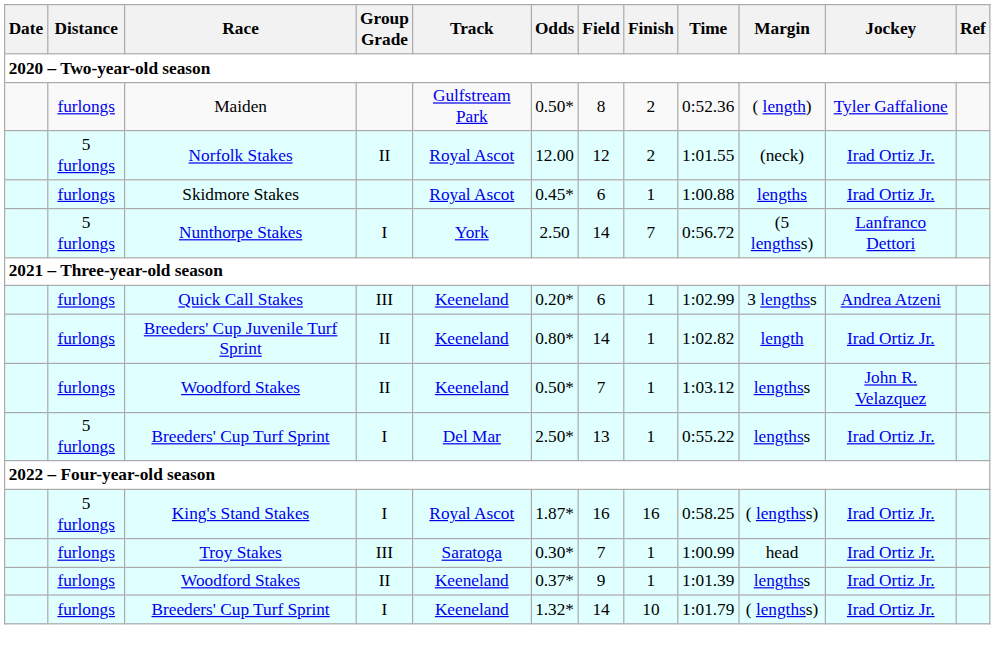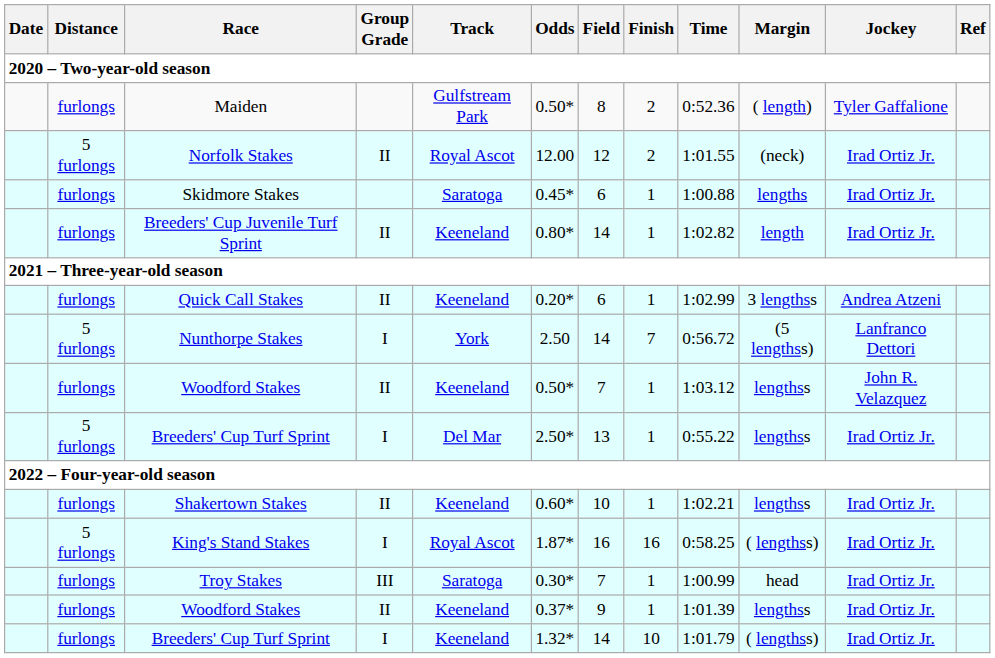(472, 194) Royal Ascot -> (472, 194) Saratoga
rows swapped: (86, 338) <-> (86, 233)
(384, 300) III -> (385, 300) II
+ row: (86, 503)
